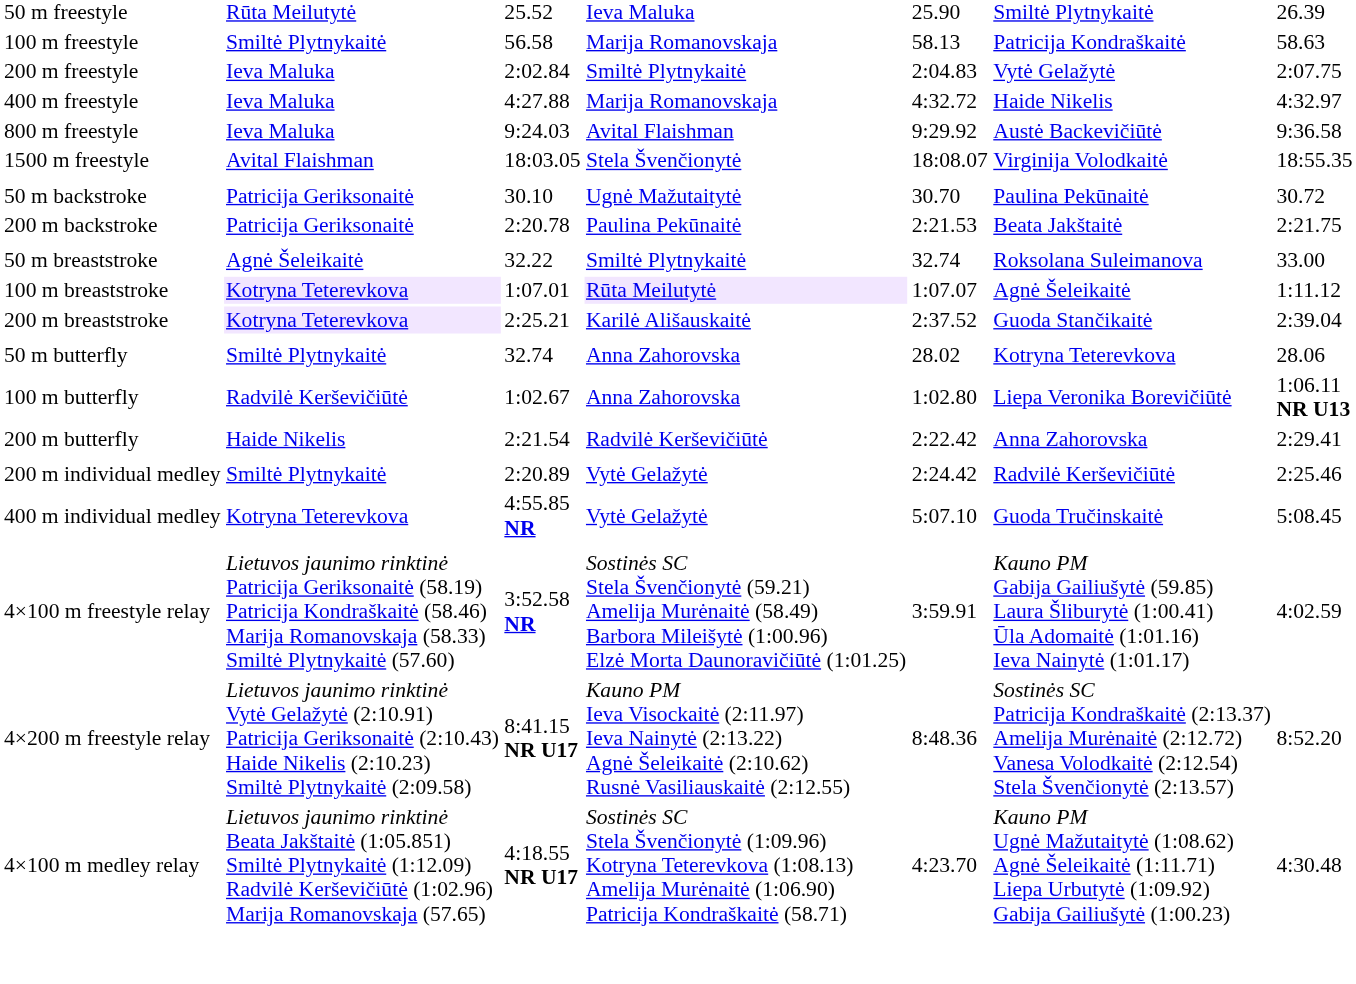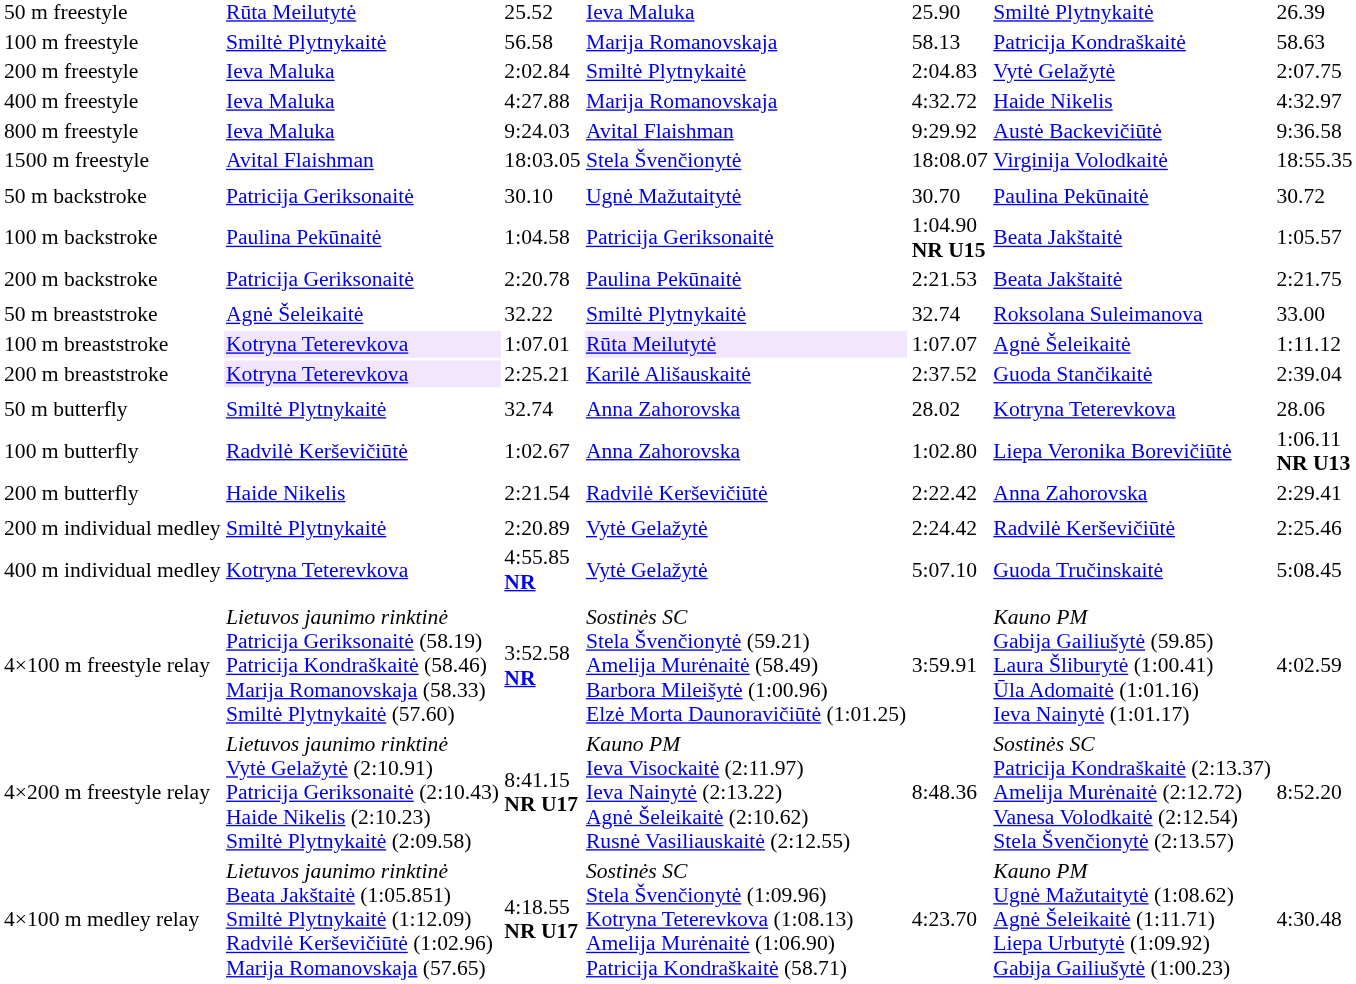+ row: (81, 237)
